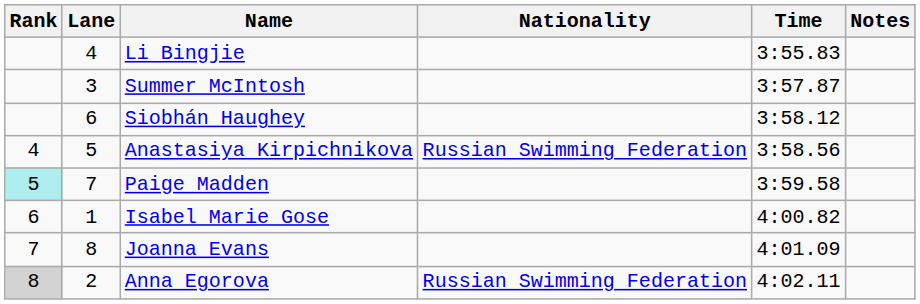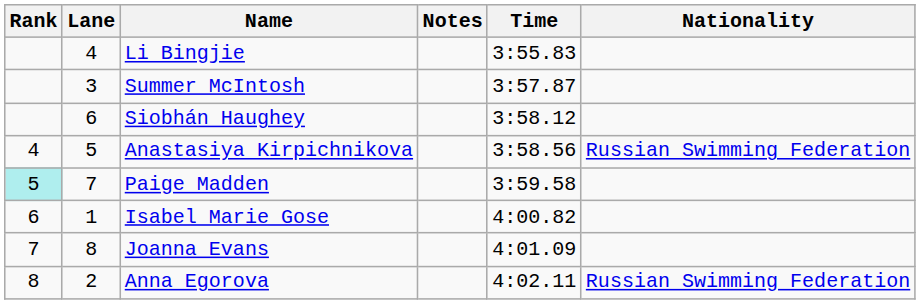columns swapped: (585, 21) <-> (880, 21)
(34, 282) lightgrey background -> (34, 282) no background
